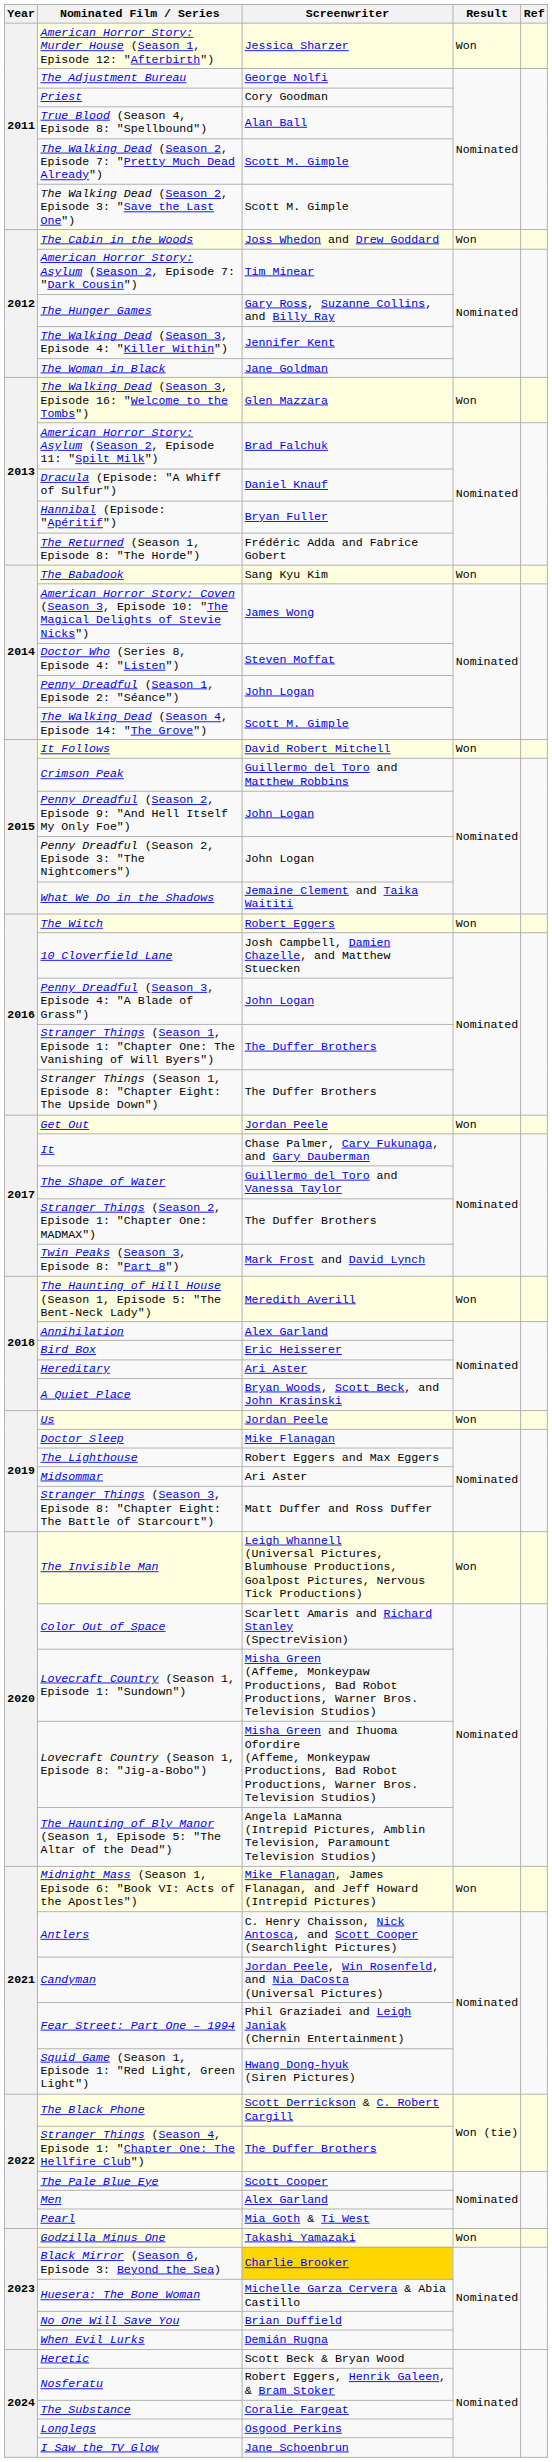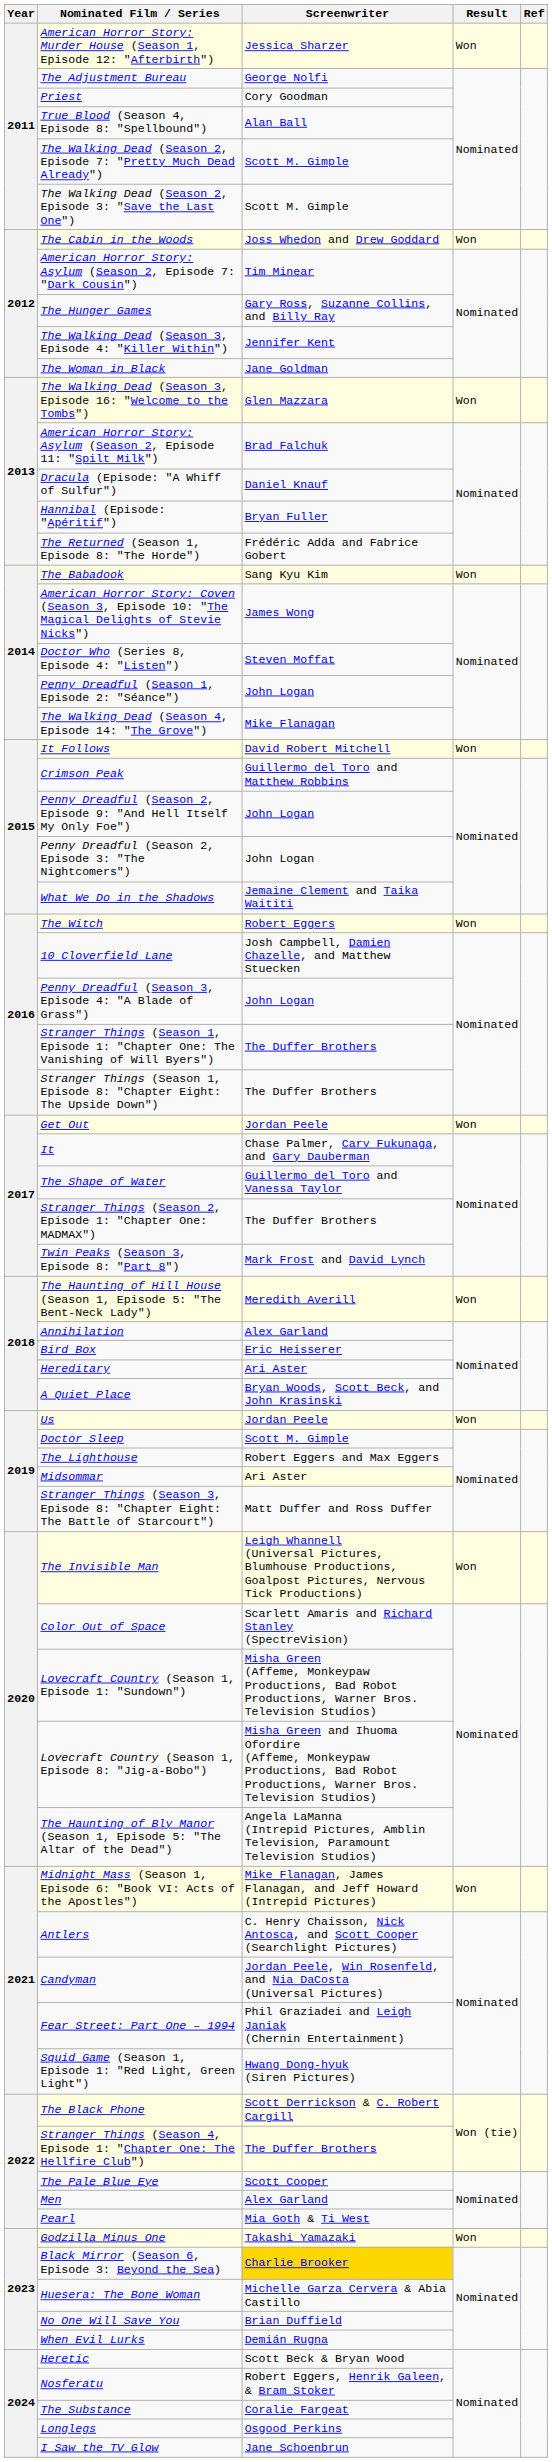(297, 724) Scott M. Gimple -> (290, 724) Mike Flanagan
(290, 1439) Mike Flanagan -> (297, 1439) Scott M. Gimple
(276, 1477) no background -> (276, 1477) lightyellow background
